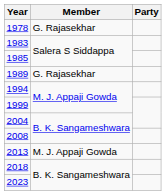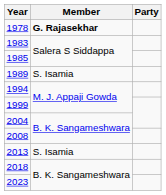(64, 27) normal -> (65, 27) bold
(64, 74) G. Rajasekhar -> (53, 74) S. Isamia
(75, 151) M. J. Appaji Gowda -> (53, 151) S. Isamia
